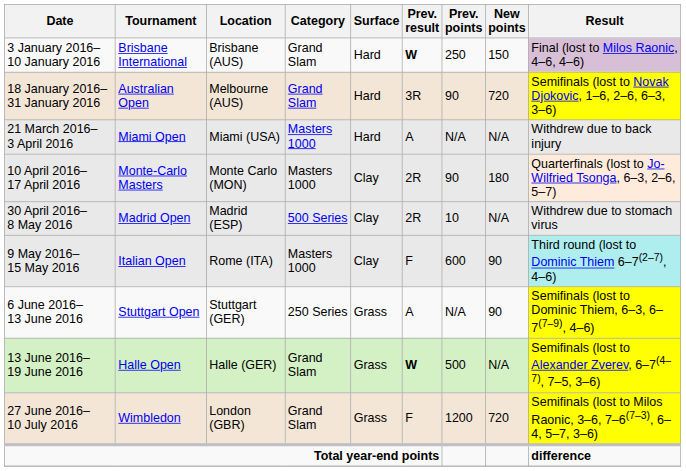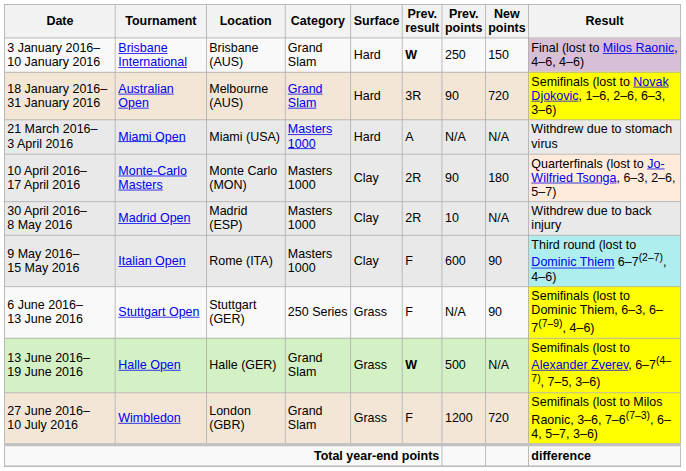(591, 136) Withdrew due to back injury -> (602, 136) Withdrew due to stomach virus
(318, 218) 500 Series -> (310, 218) Masters 1000
(602, 218) Withdrew due to stomach virus -> (591, 218) Withdrew due to back injury
(409, 312) A -> (409, 312) F
